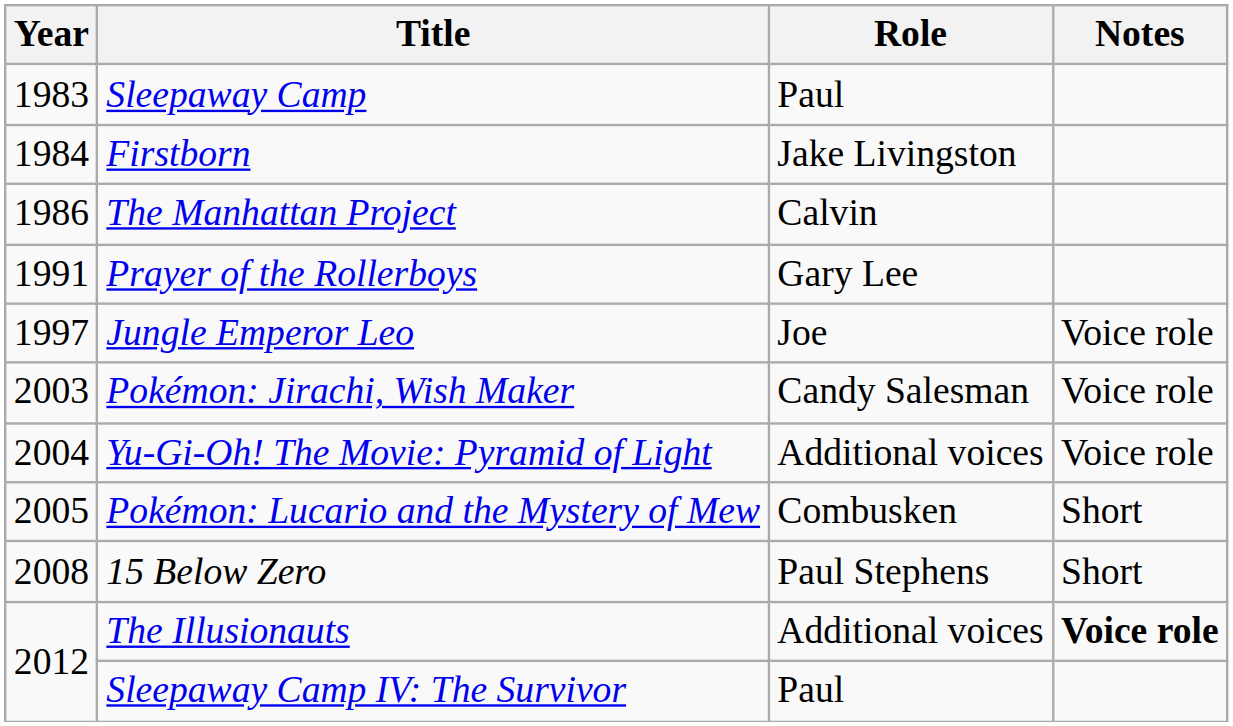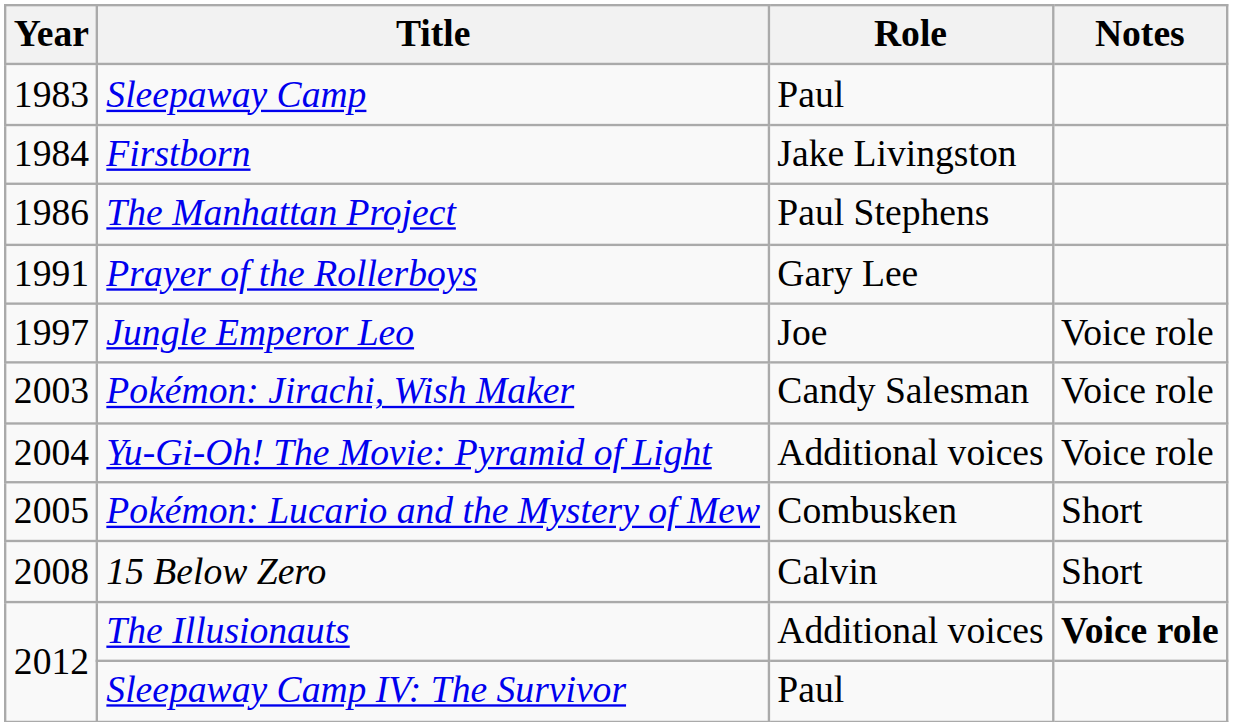(828, 213) Calvin -> (883, 213) Paul Stephens
(883, 570) Paul Stephens -> (828, 570) Calvin
